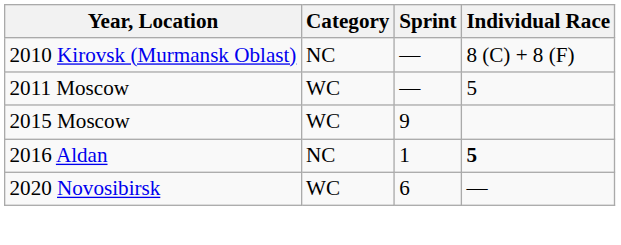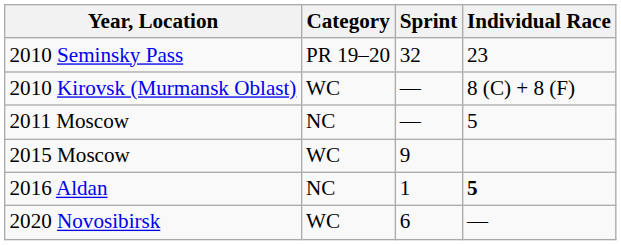+ row: (96, 54)
(321, 54) NC -> (323, 88) WC
(323, 88) WC -> (321, 121) NC
